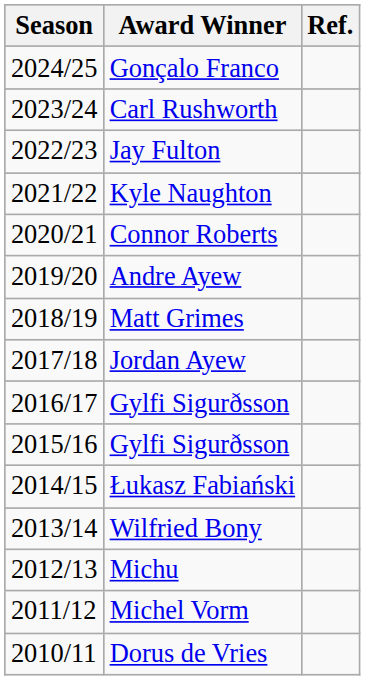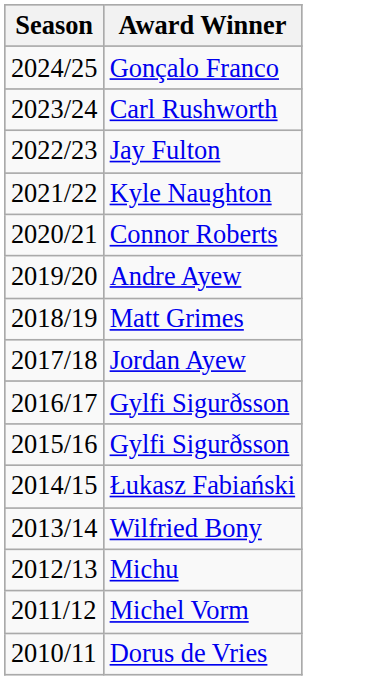- column: (330, 25)
